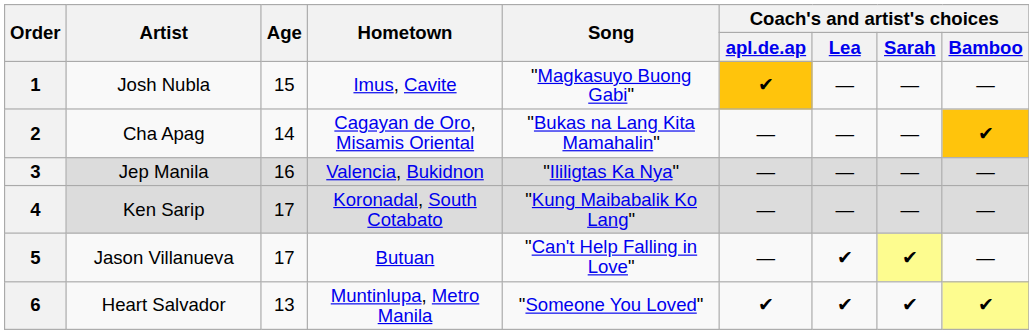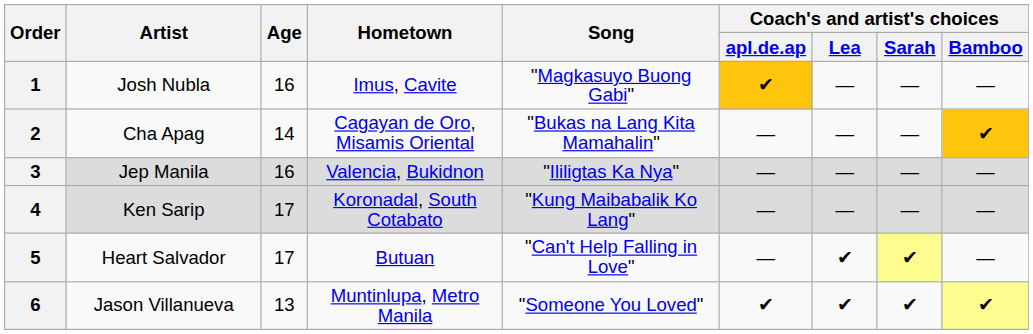(284, 85) 15 -> (284, 85) 16
(164, 257) Jason Villanueva -> (164, 257) Heart Salvador
(164, 305) Heart Salvador -> (164, 305) Jason Villanueva
